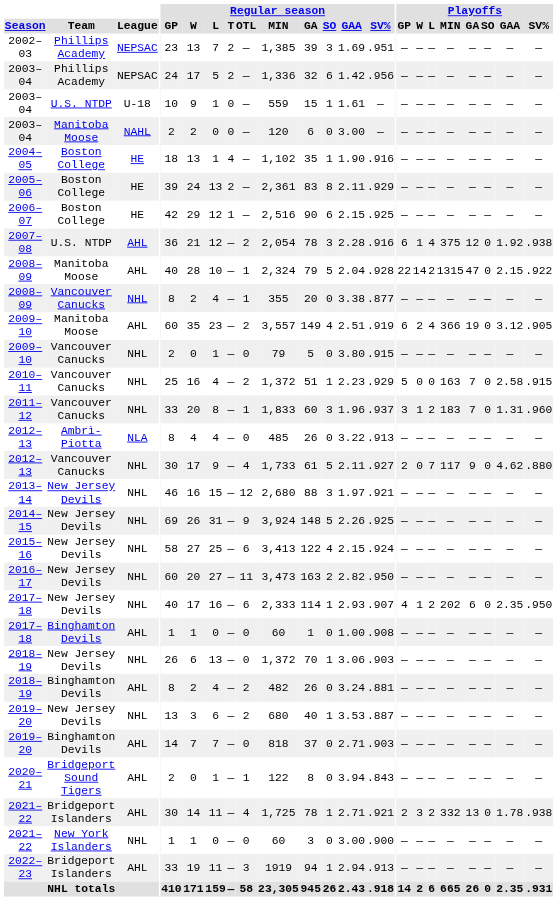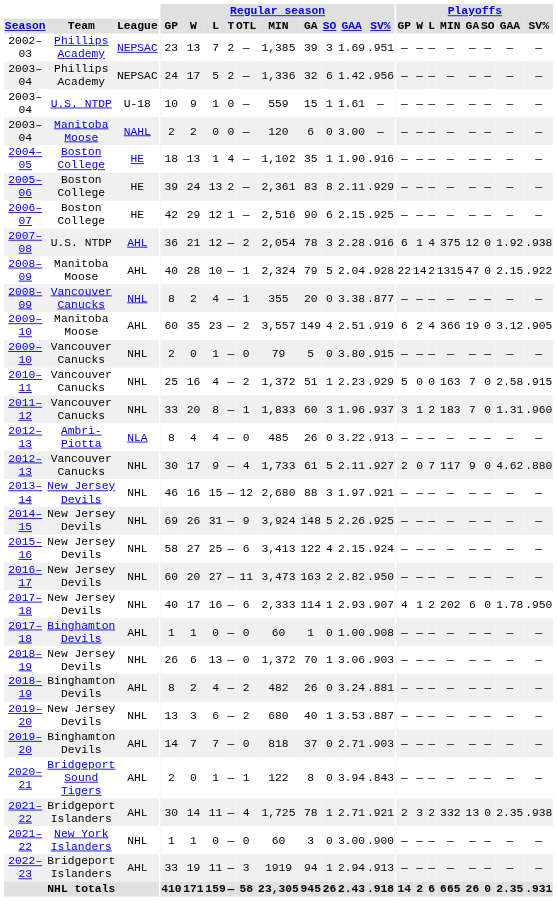(510, 604) 2.35 -> (510, 604) 1.78
(510, 812) 1.78 -> (510, 812) 2.35
